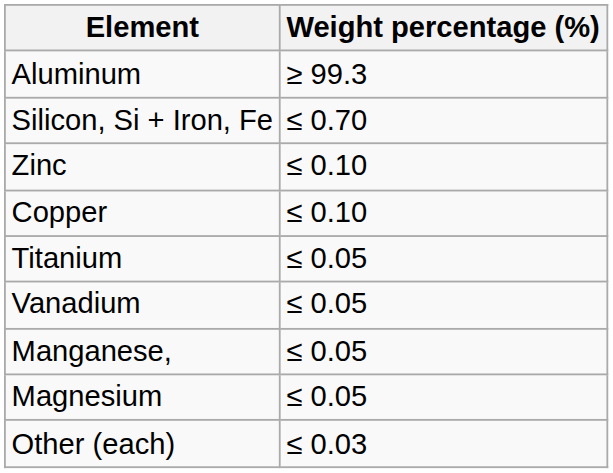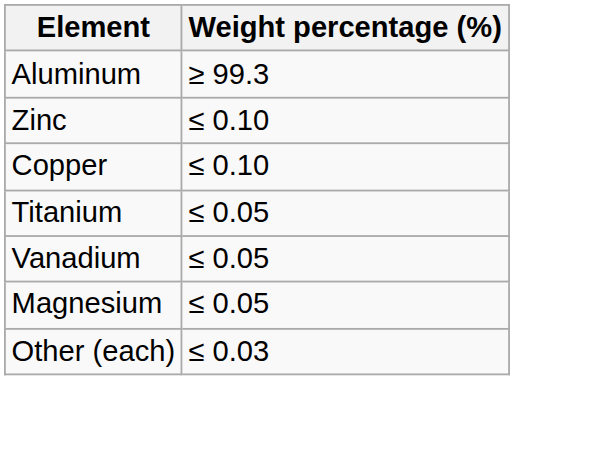- row: (142, 119)
- row: (92, 350)
